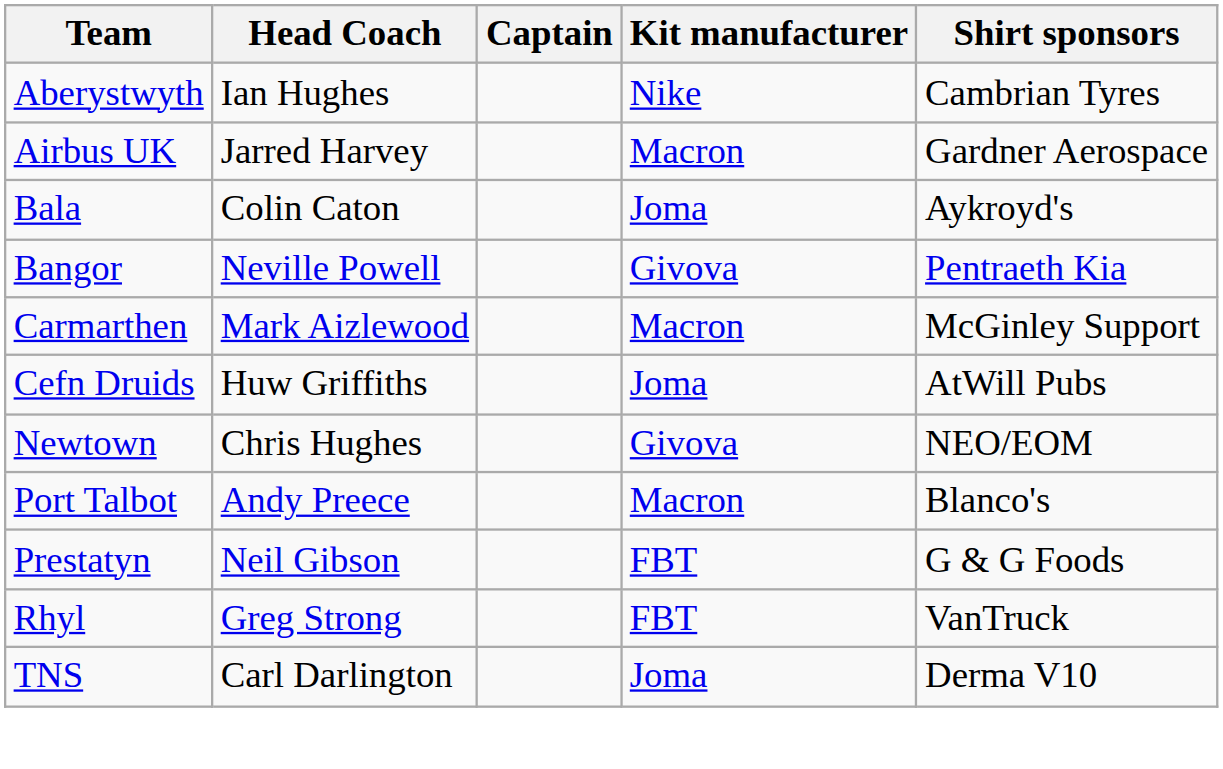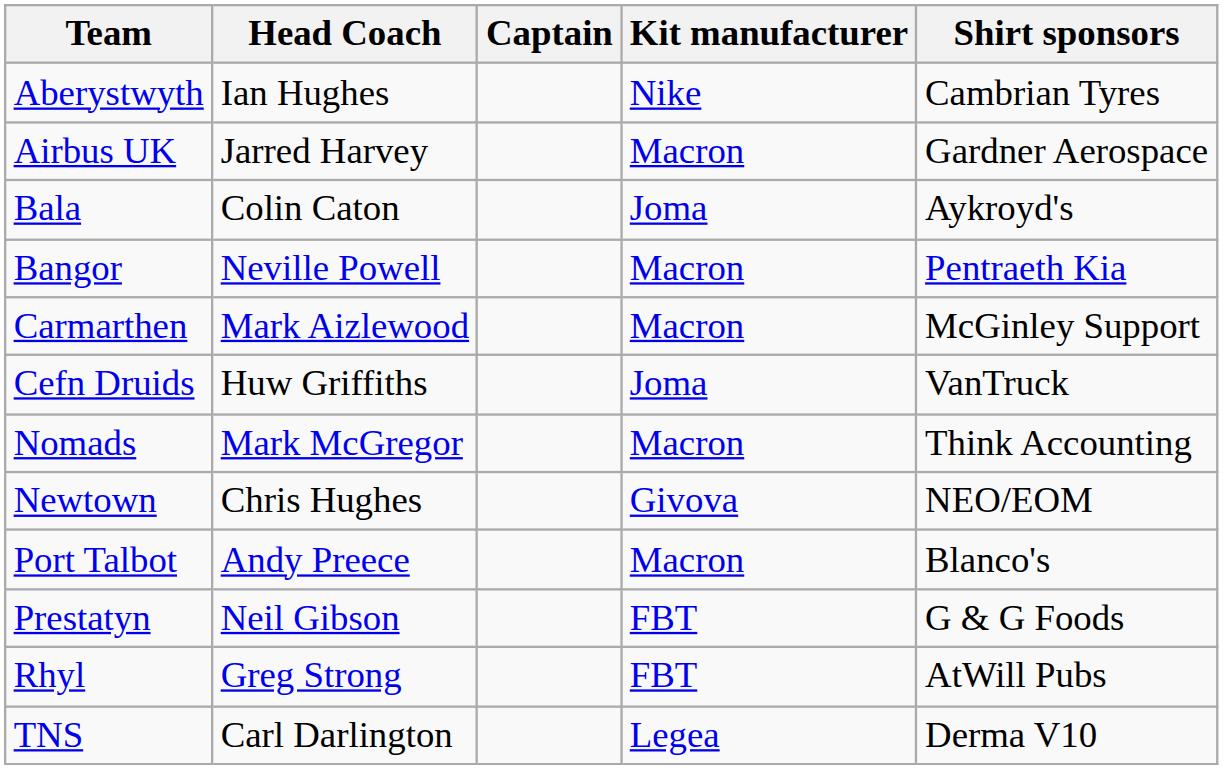(684, 267) Givova -> (687, 267) Macron
(1016, 383) AtWill Pubs -> (997, 383) VanTruck
+ row: (75, 442)
(997, 617) VanTruck -> (1016, 675) AtWill Pubs
(669, 675) Joma -> (675, 734) Legea
